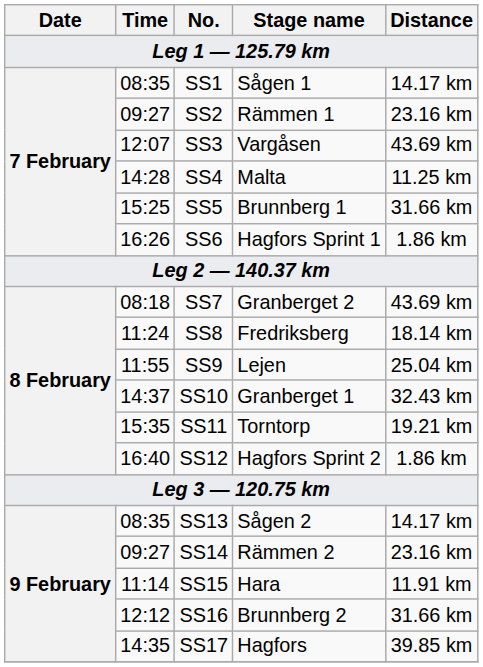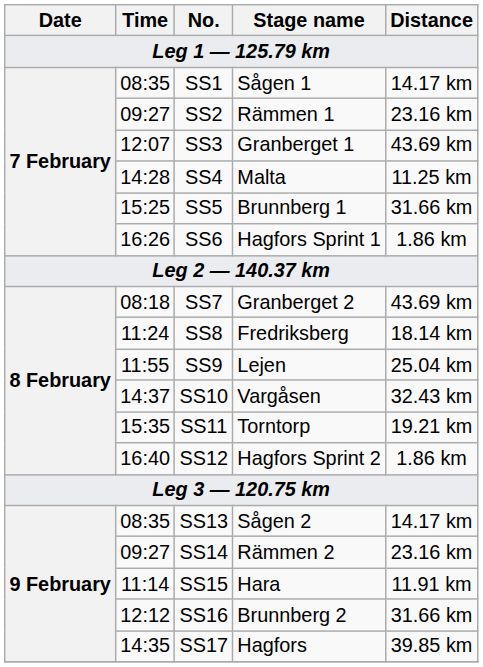(279, 145) Vargåsen -> (296, 145) Granberget 1
(296, 396) Granberget 1 -> (279, 396) Vargåsen
